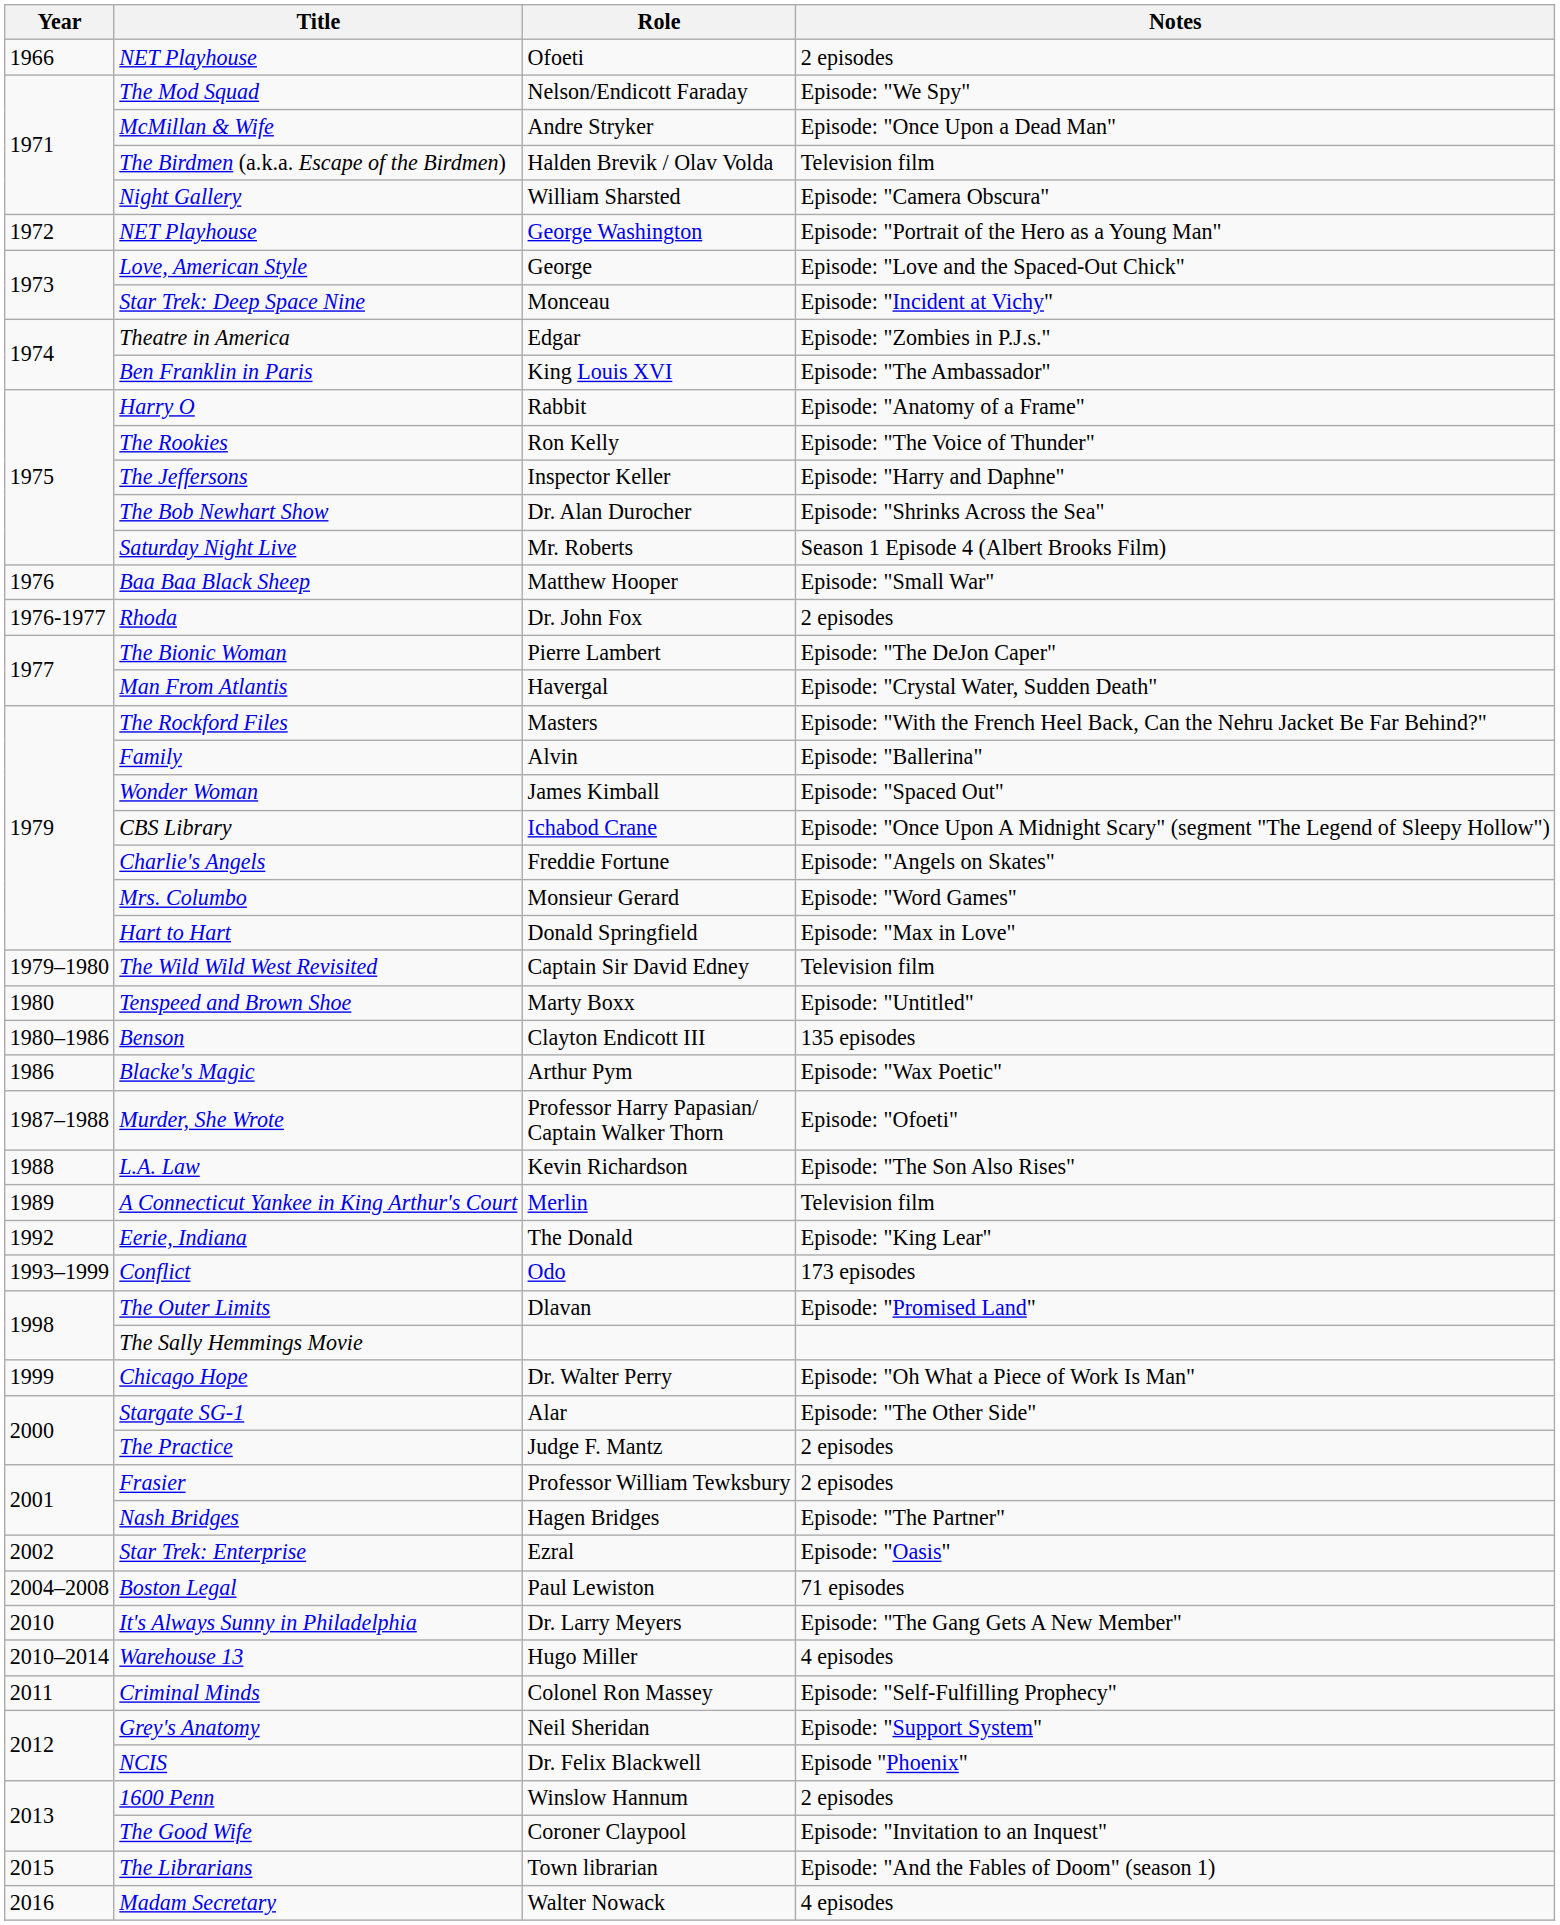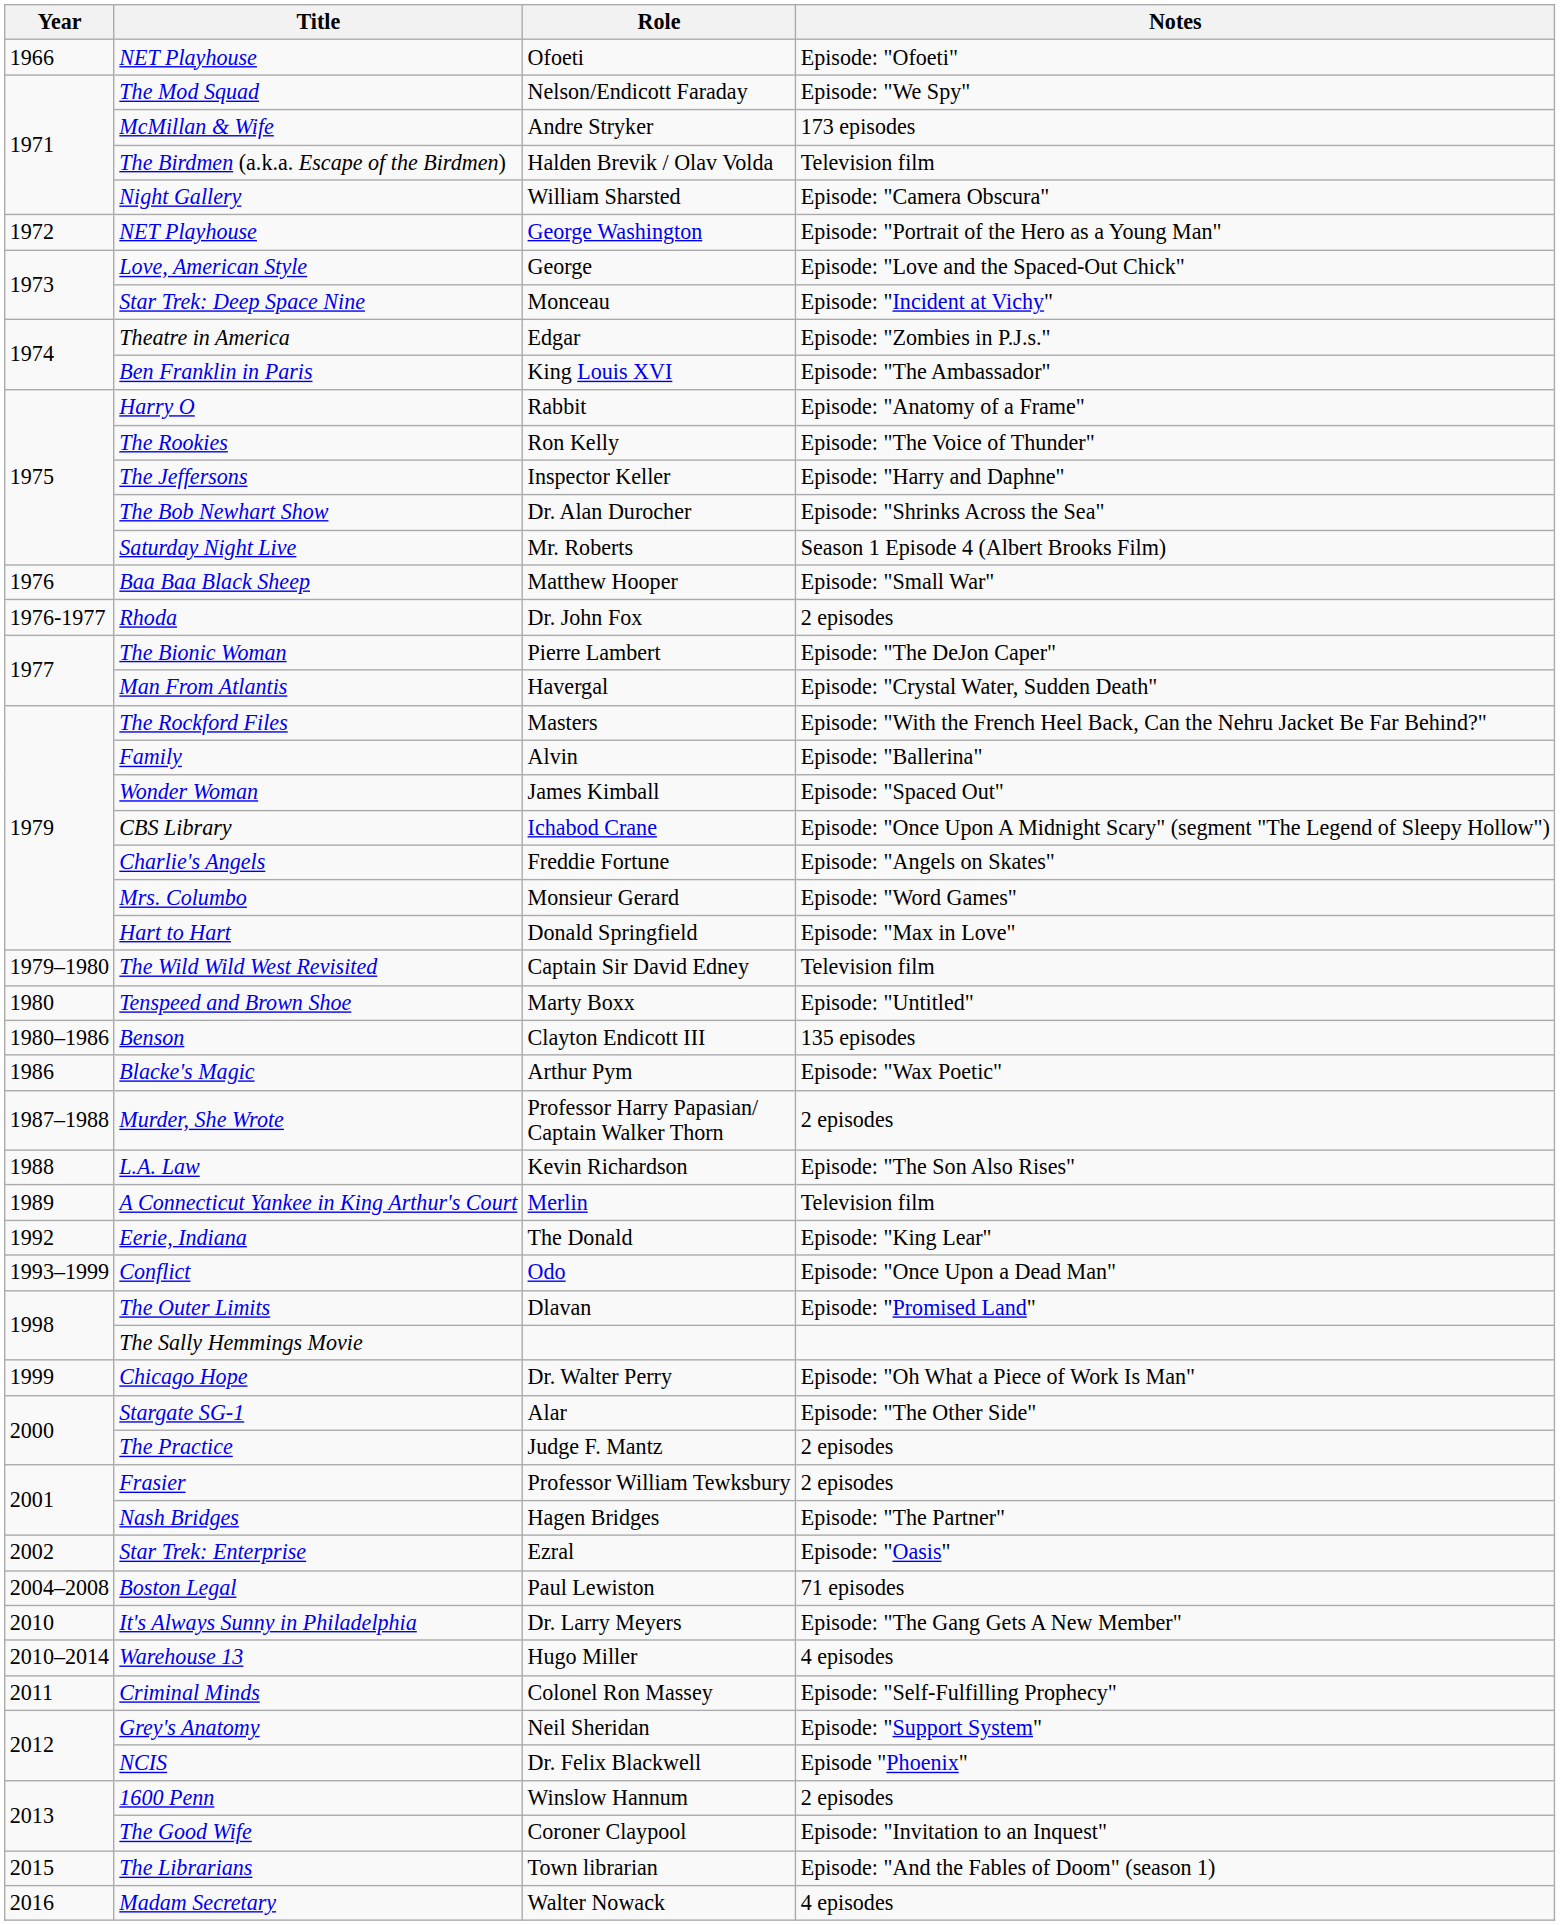(847, 57) 2 episodes -> (879, 57) Episode: "Ofoeti"
(958, 127) Episode: "Once Upon a Dead Man" -> (858, 127) 173 episodes
(879, 1119) Episode: "Ofoeti" -> (847, 1119) 2 episodes
(858, 1272) 173 episodes -> (958, 1272) Episode: "Once Upon a Dead Man"
